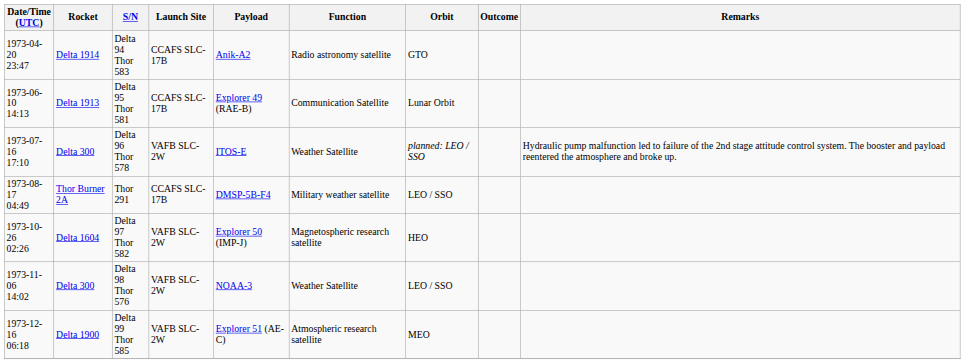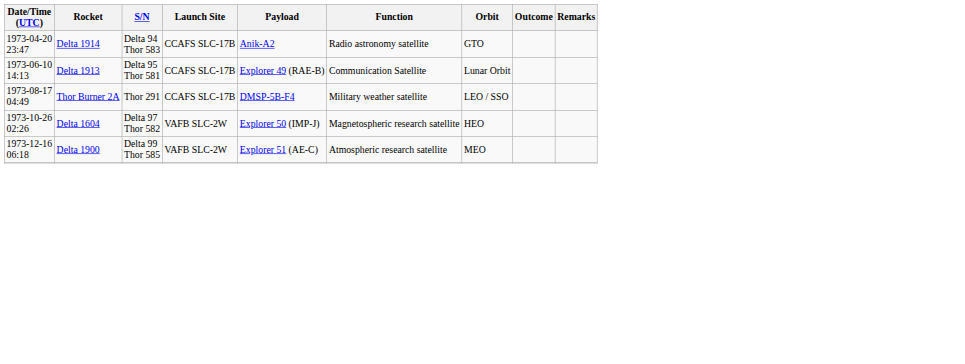- row: (125, 152)
- row: (125, 286)
